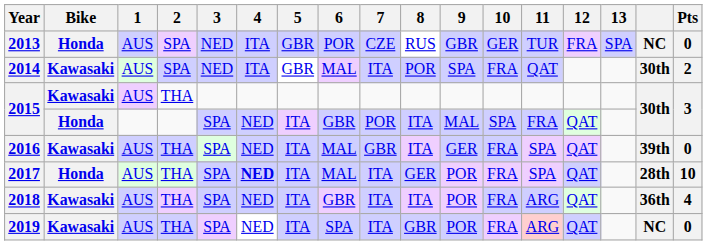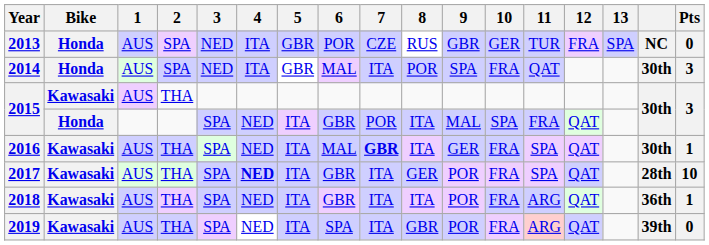(81, 70) Kawasaki -> (81, 70) Honda
(688, 70) 2 -> (689, 70) 3
(380, 148) normal -> (381, 148) bold
(655, 148) 39th -> (657, 148) 30th
(688, 148) 0 -> (689, 148) 1
(81, 174) Honda -> (81, 174) Kawasaki
(339, 174) MAL -> (339, 174) GBR
(688, 200) 4 -> (689, 200) 1
(655, 226) NC -> (657, 226) 39th
